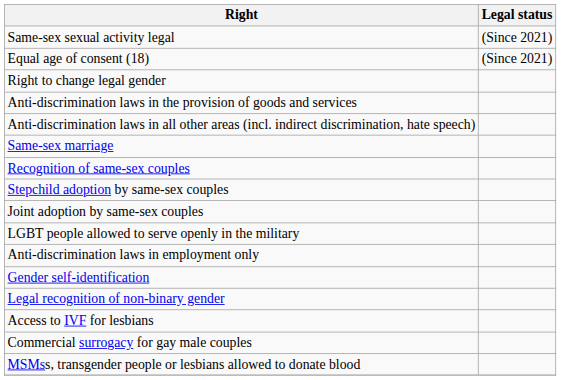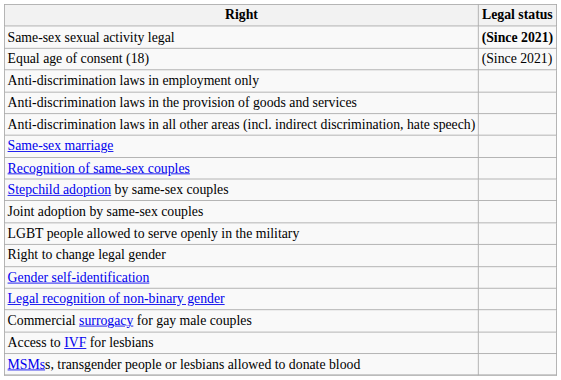(517, 37) normal -> (517, 37) bold
rows swapped: (133, 255) <-> (87, 80)
rows swapped: (81, 320) <-> (130, 342)
